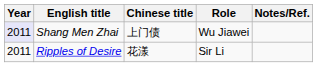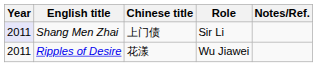(224, 32) Wu Jiawei -> (211, 32) Sir Li
(211, 52) Sir Li -> (224, 52) Wu Jiawei
